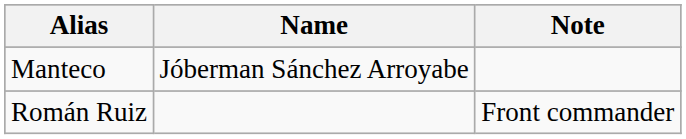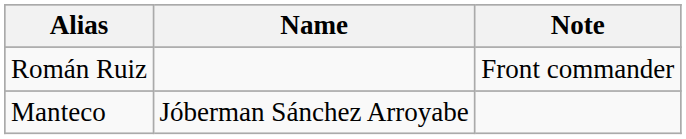rows swapped: (58, 68) <-> (79, 111)
